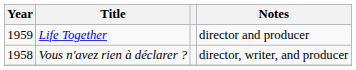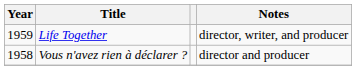(254, 34) director and producer -> (274, 34) director, writer, and producer
(274, 55) director, writer, and producer -> (254, 55) director and producer
